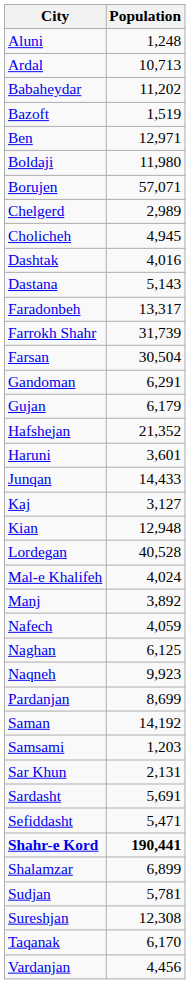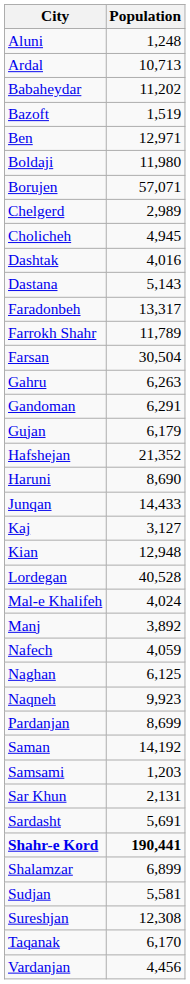(160, 333) 31,739 -> (160, 333) 11,789
+ row: (27, 382)
(164, 455) 3,601 -> (164, 479) 8,690
- row: (40, 820)
(164, 893) 5,781 -> (164, 893) 5,581
